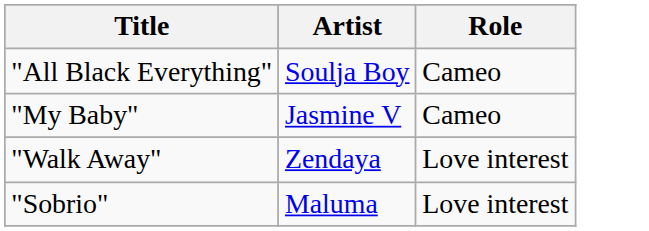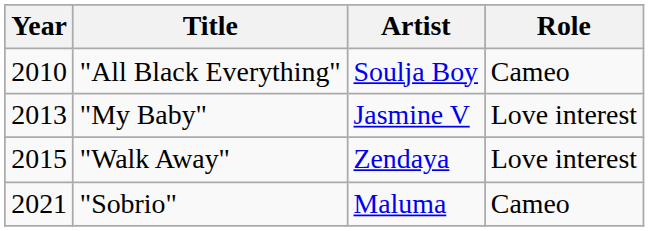+ column: (39, 26)
(462, 114) Cameo -> (564, 114) Love interest
(495, 203) Love interest -> (530, 203) Cameo
